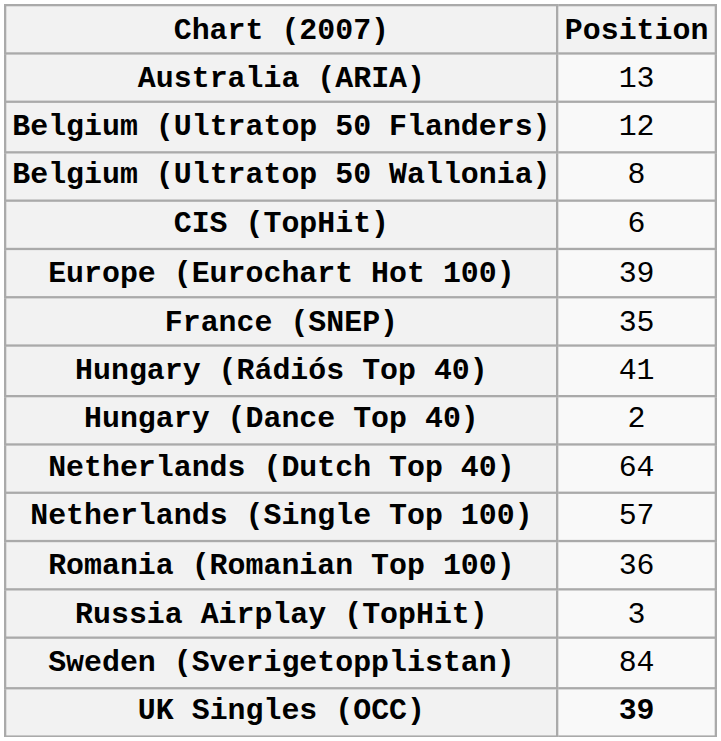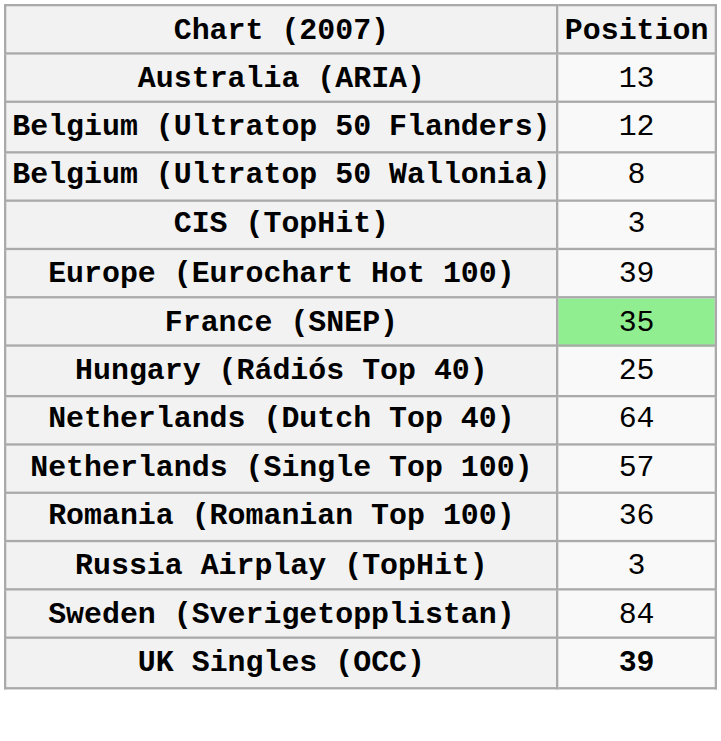(637, 224) 6 -> (637, 224) 3
(637, 322) no background -> (637, 322) lightgreen background
(637, 371) 41 -> (637, 371) 25
- row: (281, 419)
